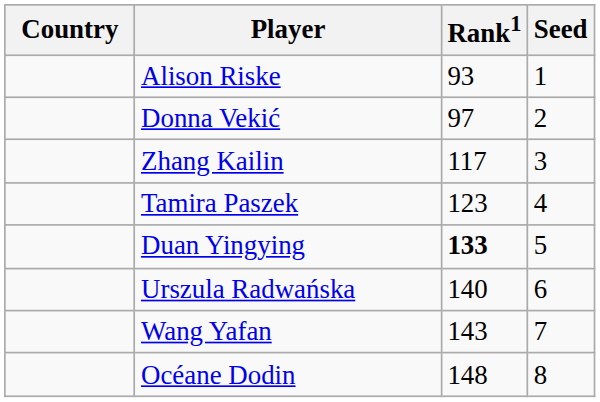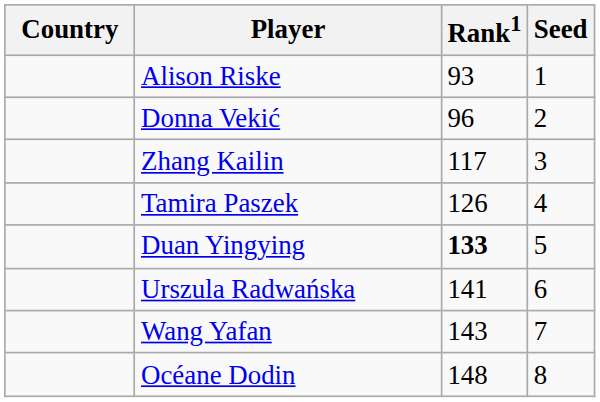(461, 118) 97 -> (461, 118) 96
(468, 203) 123 -> (468, 203) 126
(468, 288) 140 -> (468, 288) 141
